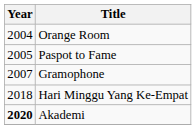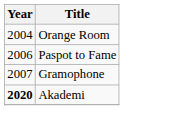(20, 54) 2005 -> (20, 54) 2006
- row: (113, 94)
